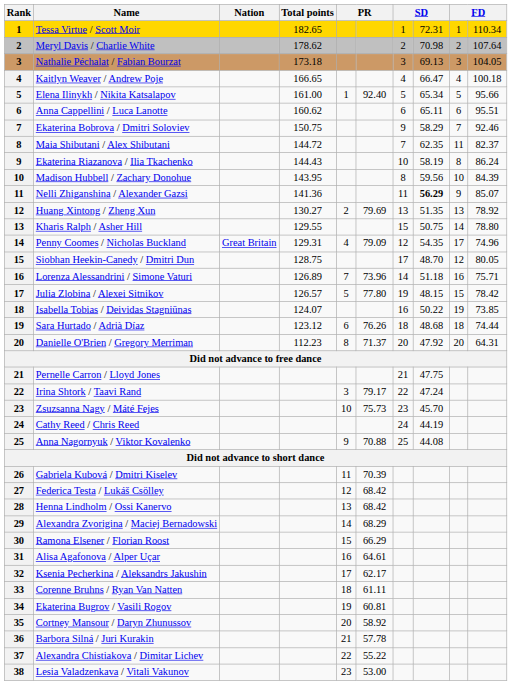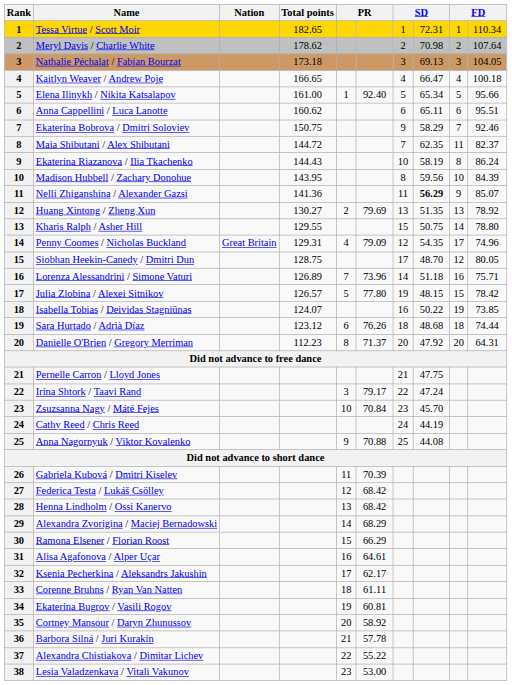(375, 408) 75.73 -> (375, 408) 70.84
